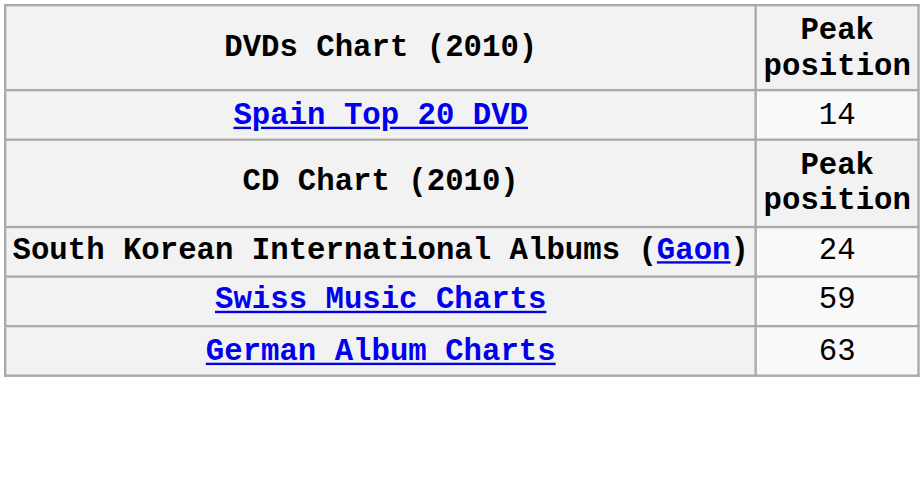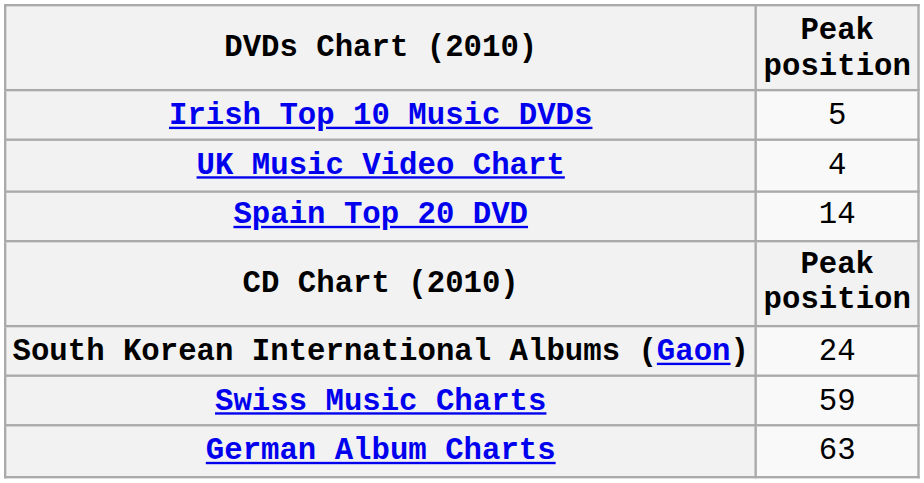+ row: (381, 116)
+ row: (381, 166)
